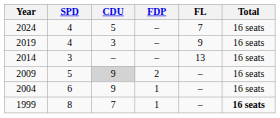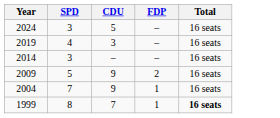- column: (200, 12)
(70, 27) 4 -> (70, 27) 3
(113, 74) lightgrey background -> (113, 74) no background
(70, 89) 6 -> (70, 89) 7
